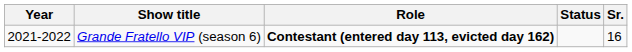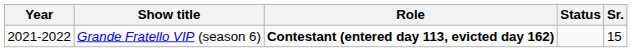(614, 36) 16 -> (614, 36) 15
